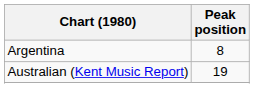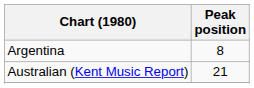(220, 72) 19 -> (220, 72) 21
